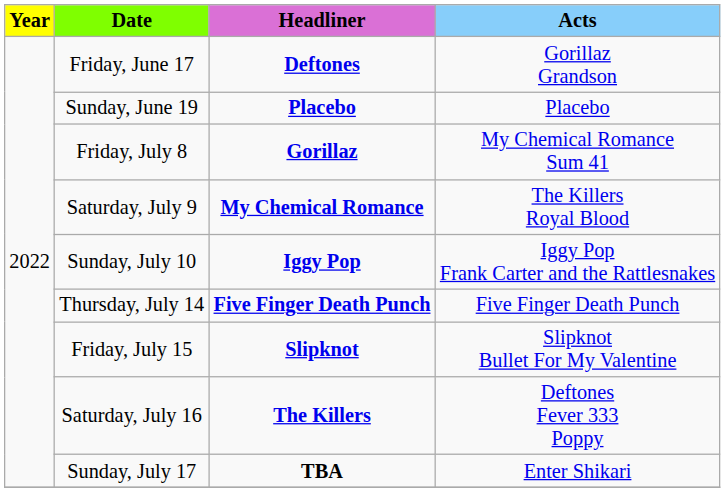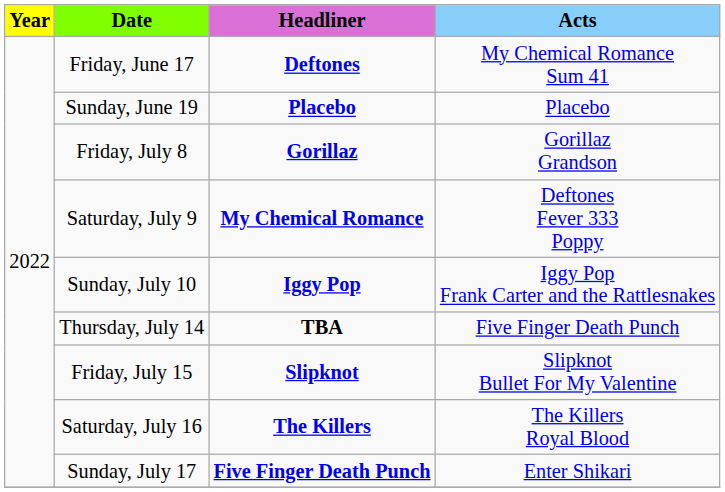(578, 64) Gorillaz Grandson -> (578, 64) My Chemical Romance Sum 41
(578, 151) My Chemical Romance Sum 41 -> (578, 151) Gorillaz Grandson
(578, 206) The Killers Royal Blood -> (578, 218) Deftones Fever 333 Poppy
(322, 305) Five Finger Death Punch -> (322, 328) TBA
(578, 415) Deftones Fever 333 Poppy -> (578, 427) The Killers Royal Blood
(322, 470) TBA -> (322, 470) Five Finger Death Punch
